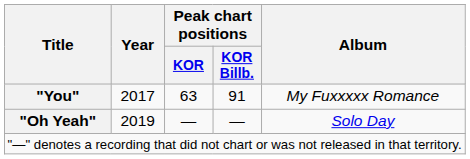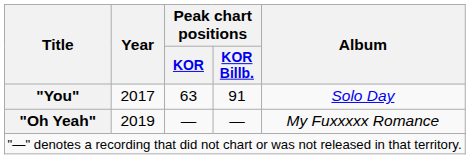(363, 96) My Fuxxxxx Romance -> (363, 96) Solo Day
(363, 121) Solo Day -> (363, 121) My Fuxxxxx Romance
